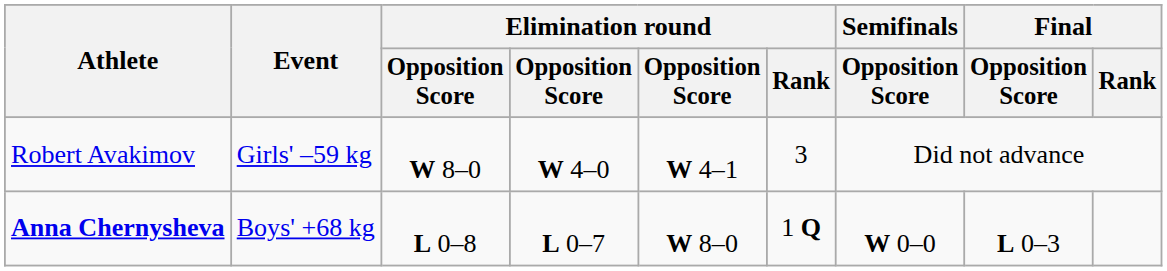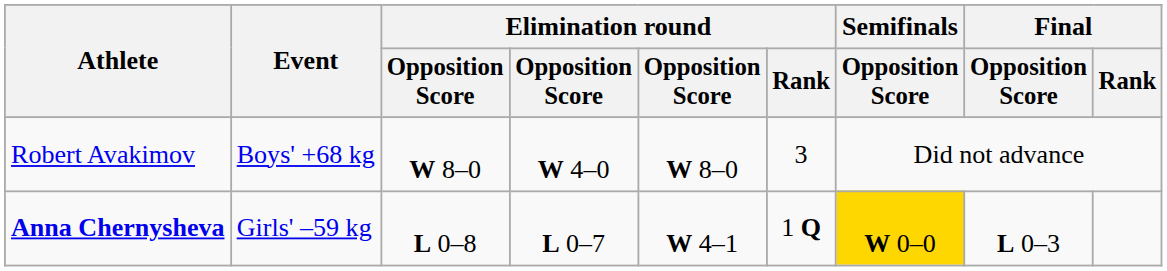(304, 154) Girls' –59 kg -> (306, 154) Boys' +68 kg
(702, 169) W 4–1 -> (702, 169) W 8–0
(306, 228) Boys' +68 kg -> (304, 228) Girls' –59 kg
(702, 243) W 8–0 -> (702, 243) W 4–1
(900, 243) no background -> (900, 243) gold background
